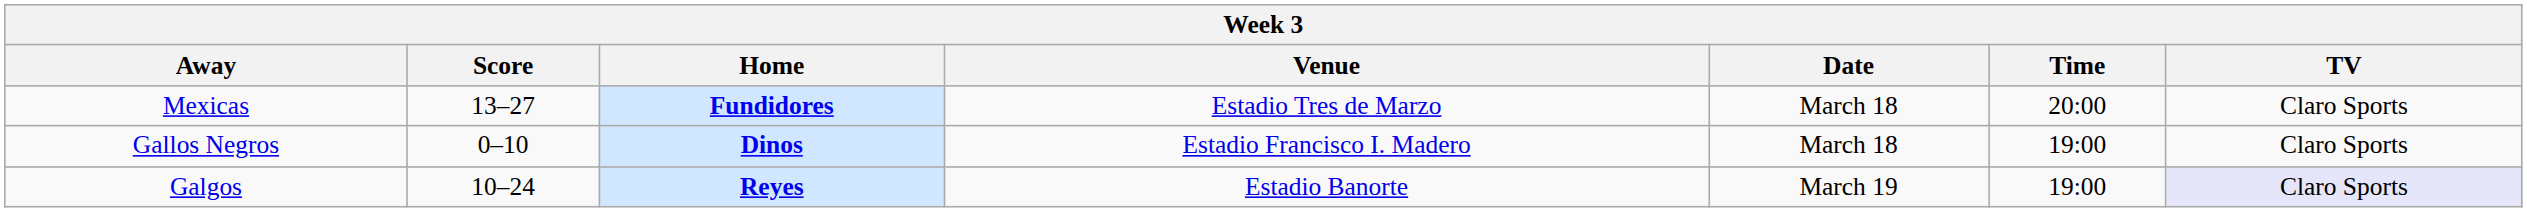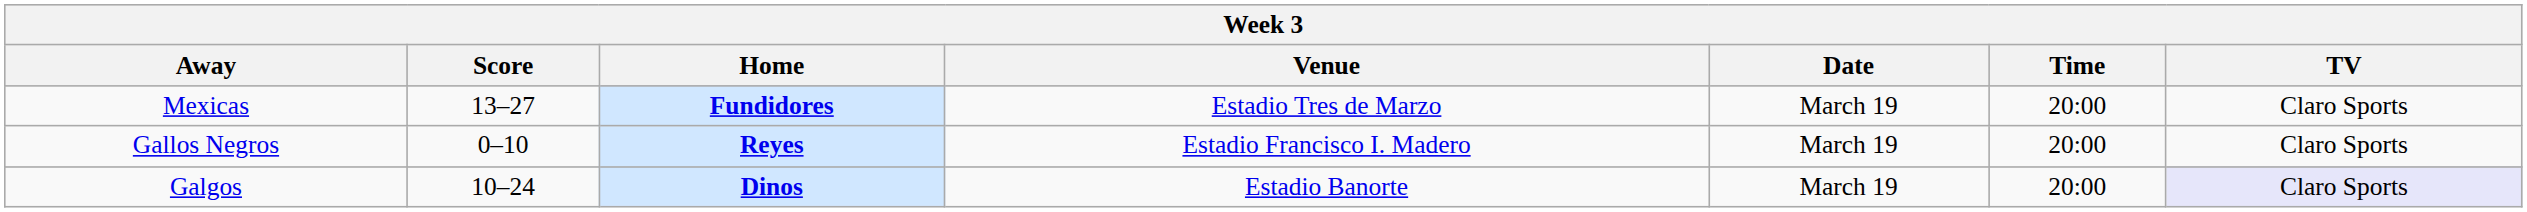(1849, 105) March 18 -> (1849, 105) March 19
(772, 145) Dinos -> (772, 145) Reyes
(1849, 145) March 18 -> (1849, 145) March 19
(2077, 145) 19:00 -> (2077, 145) 20:00
(772, 186) Reyes -> (772, 186) Dinos
(2077, 186) 19:00 -> (2077, 186) 20:00
